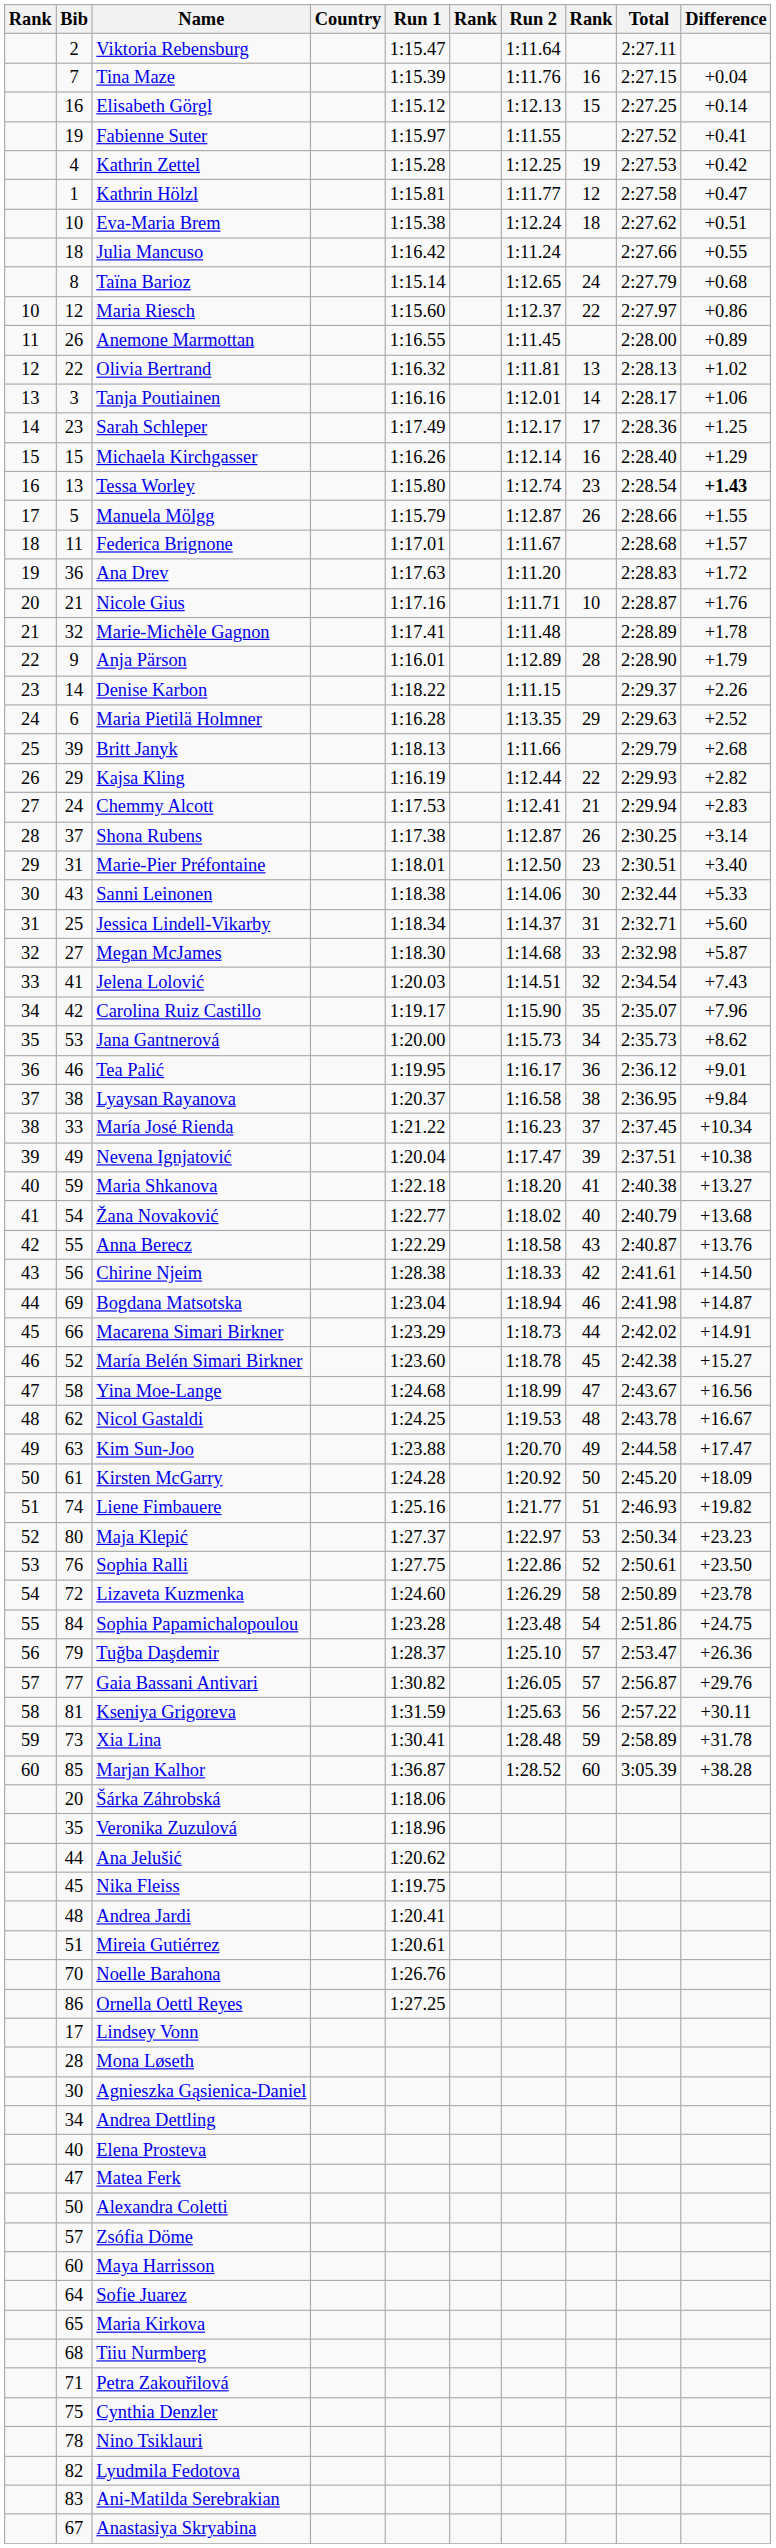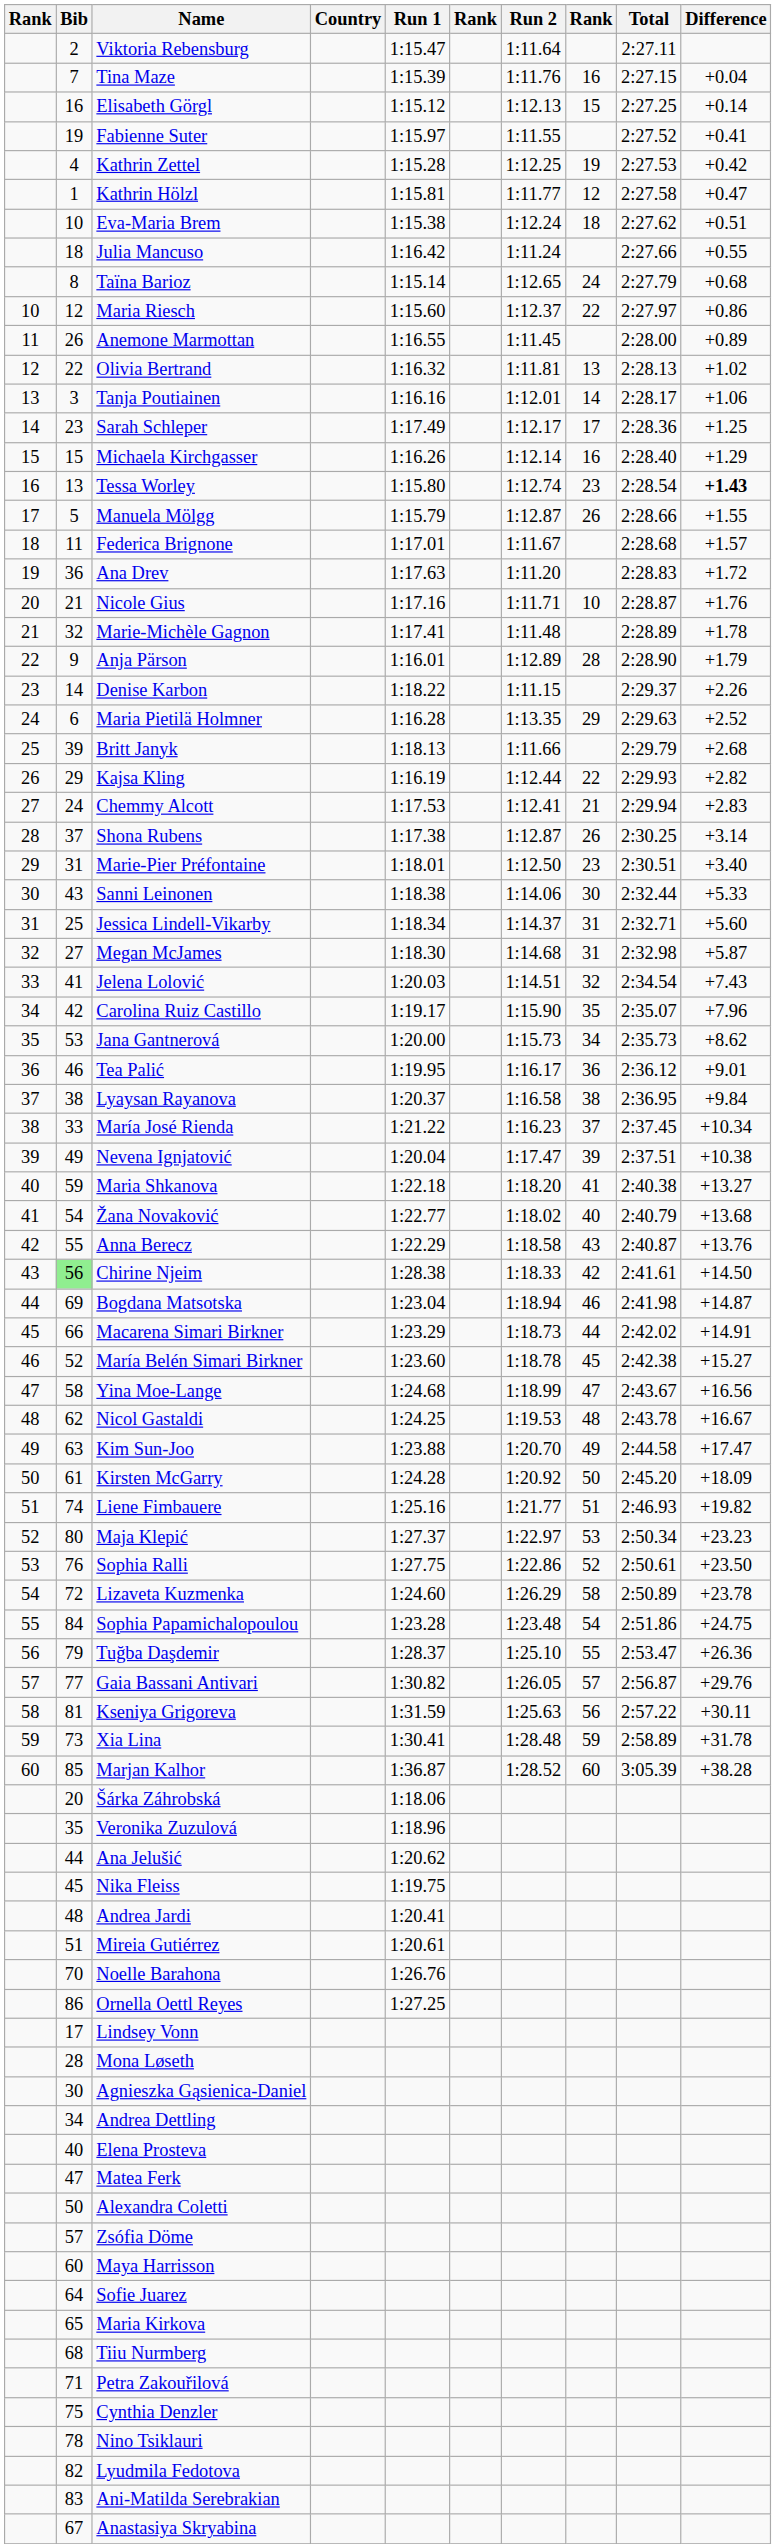(591, 952) 33 -> (591, 952) 31
(74, 1273) no background -> (74, 1273) lightgreen background
(591, 1653) 57 -> (591, 1653) 55
